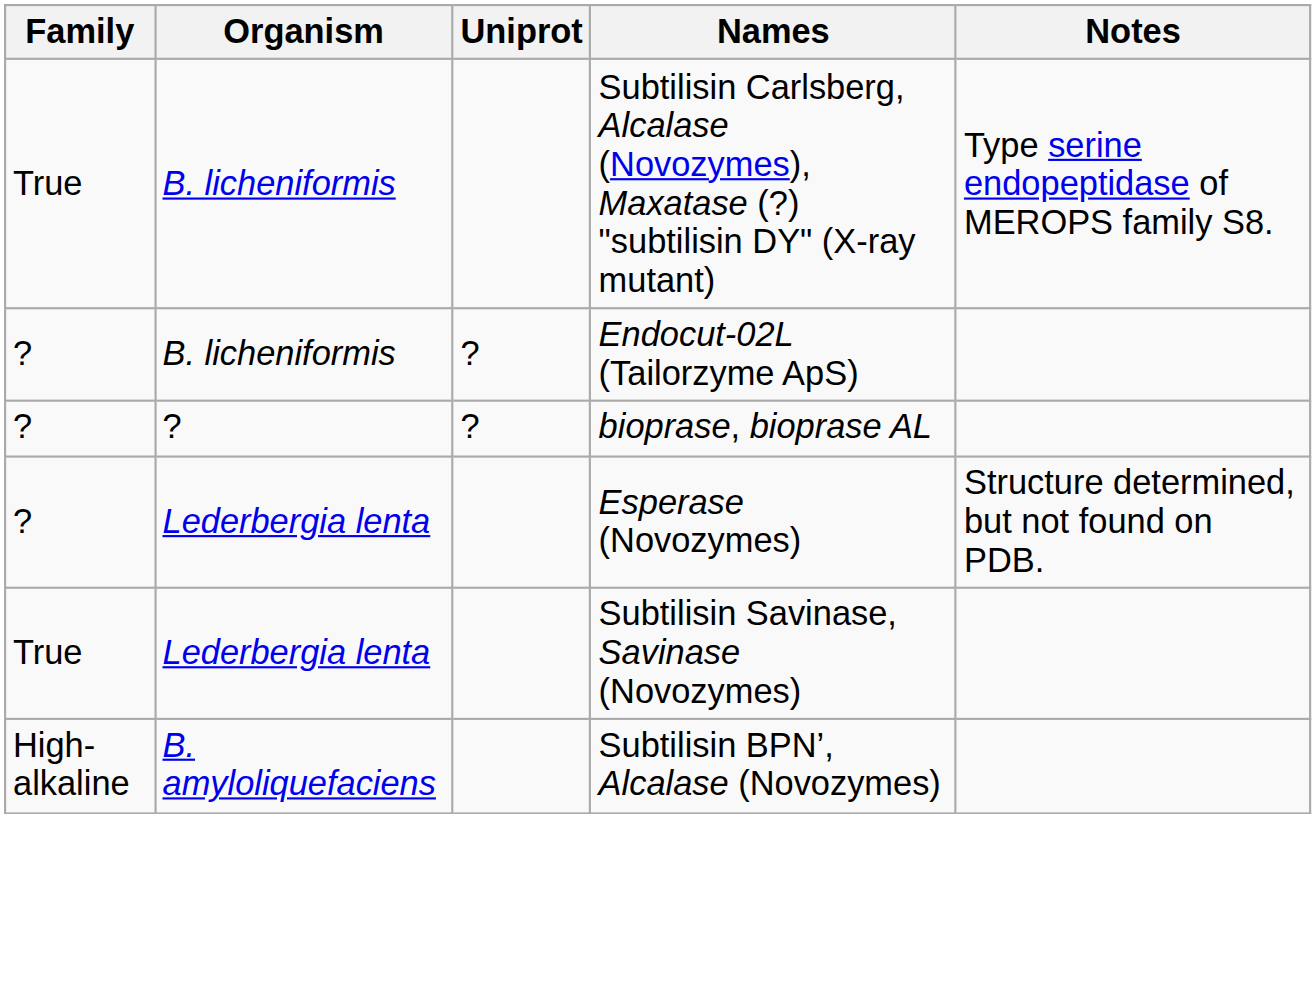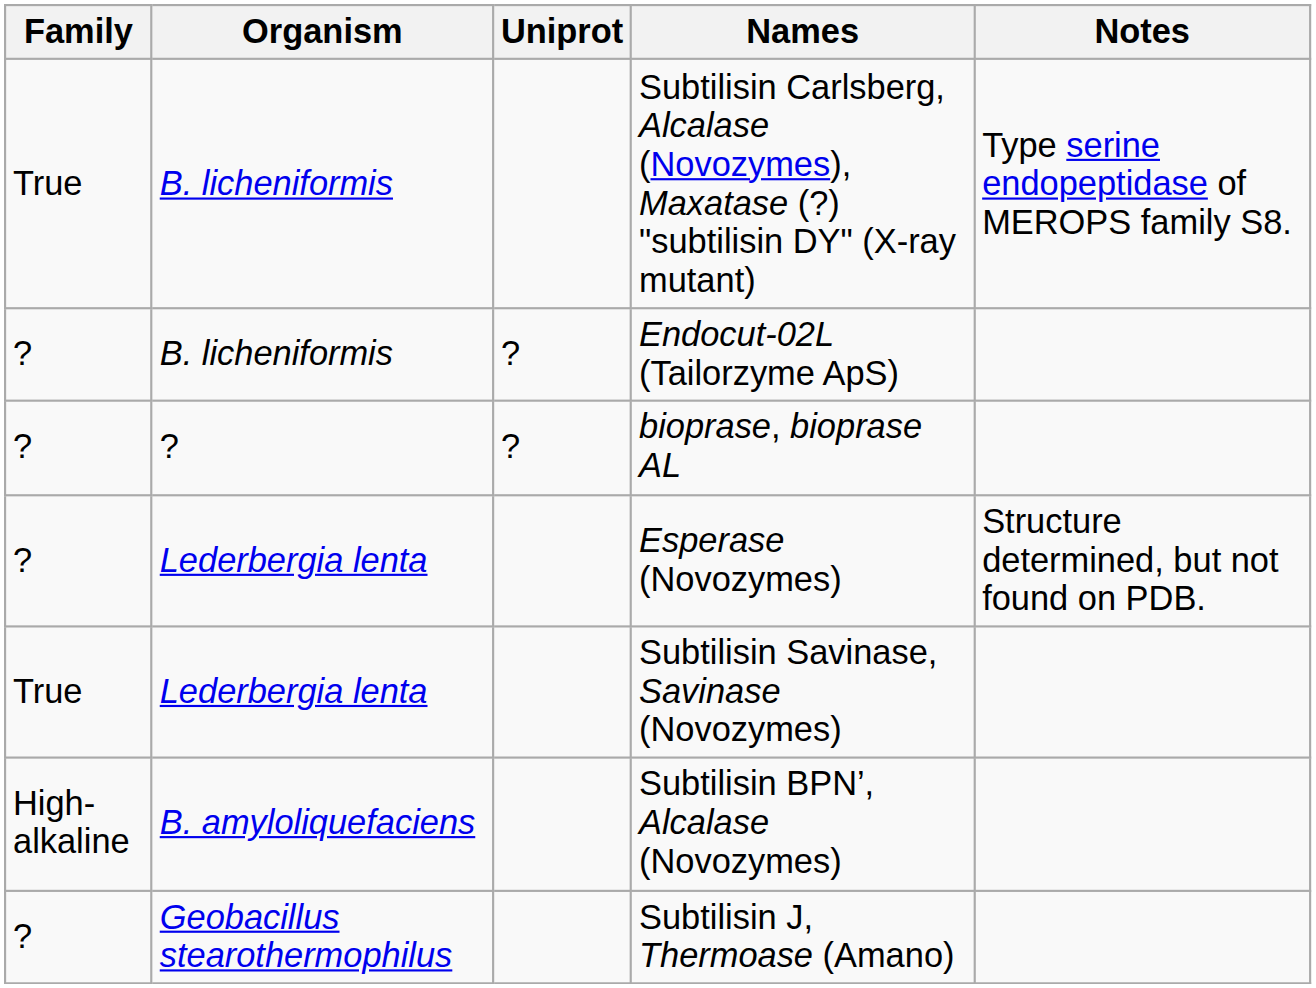+ row: (797, 936)
